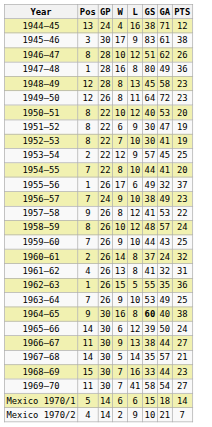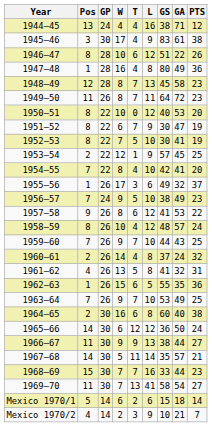+ column: (135, 12)
(165, 55) 62 -> (180, 55) 22
(88, 98) 12 -> (88, 98) 11
(150, 170) 44 -> (165, 170) 42
(88, 314) 9 -> (88, 314) 2
(150, 314) bold -> (165, 314) normal
(150, 329) 39 -> (165, 329) 36
